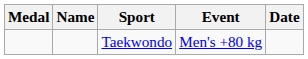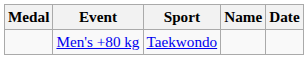columns swapped: (75, 17) <-> (221, 17)
